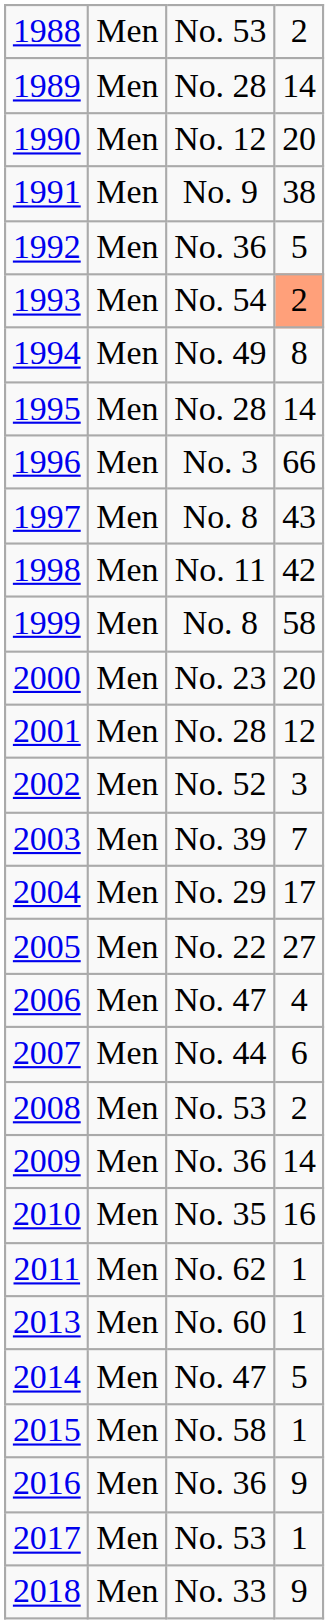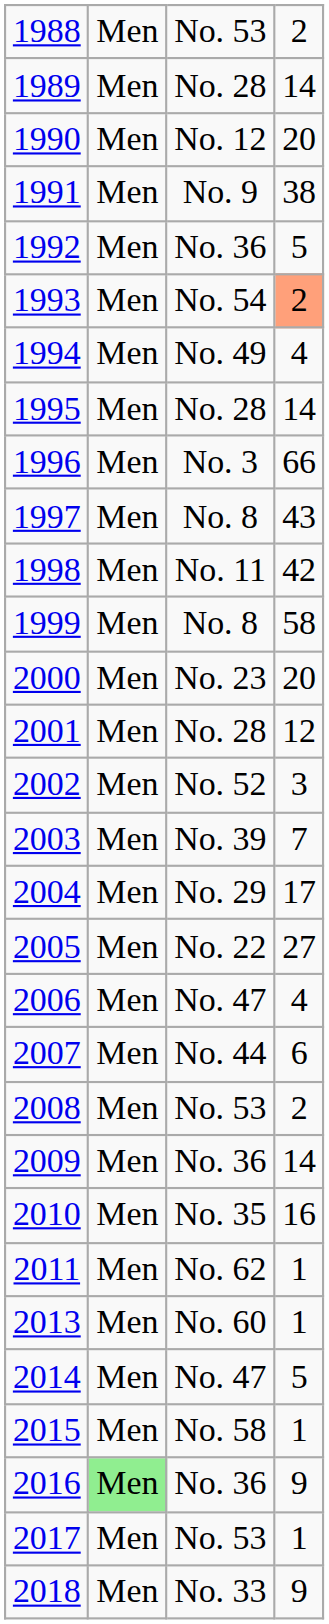(299, 354) 8 -> (299, 354) 4
(127, 1483) no background -> (127, 1483) lightgreen background
